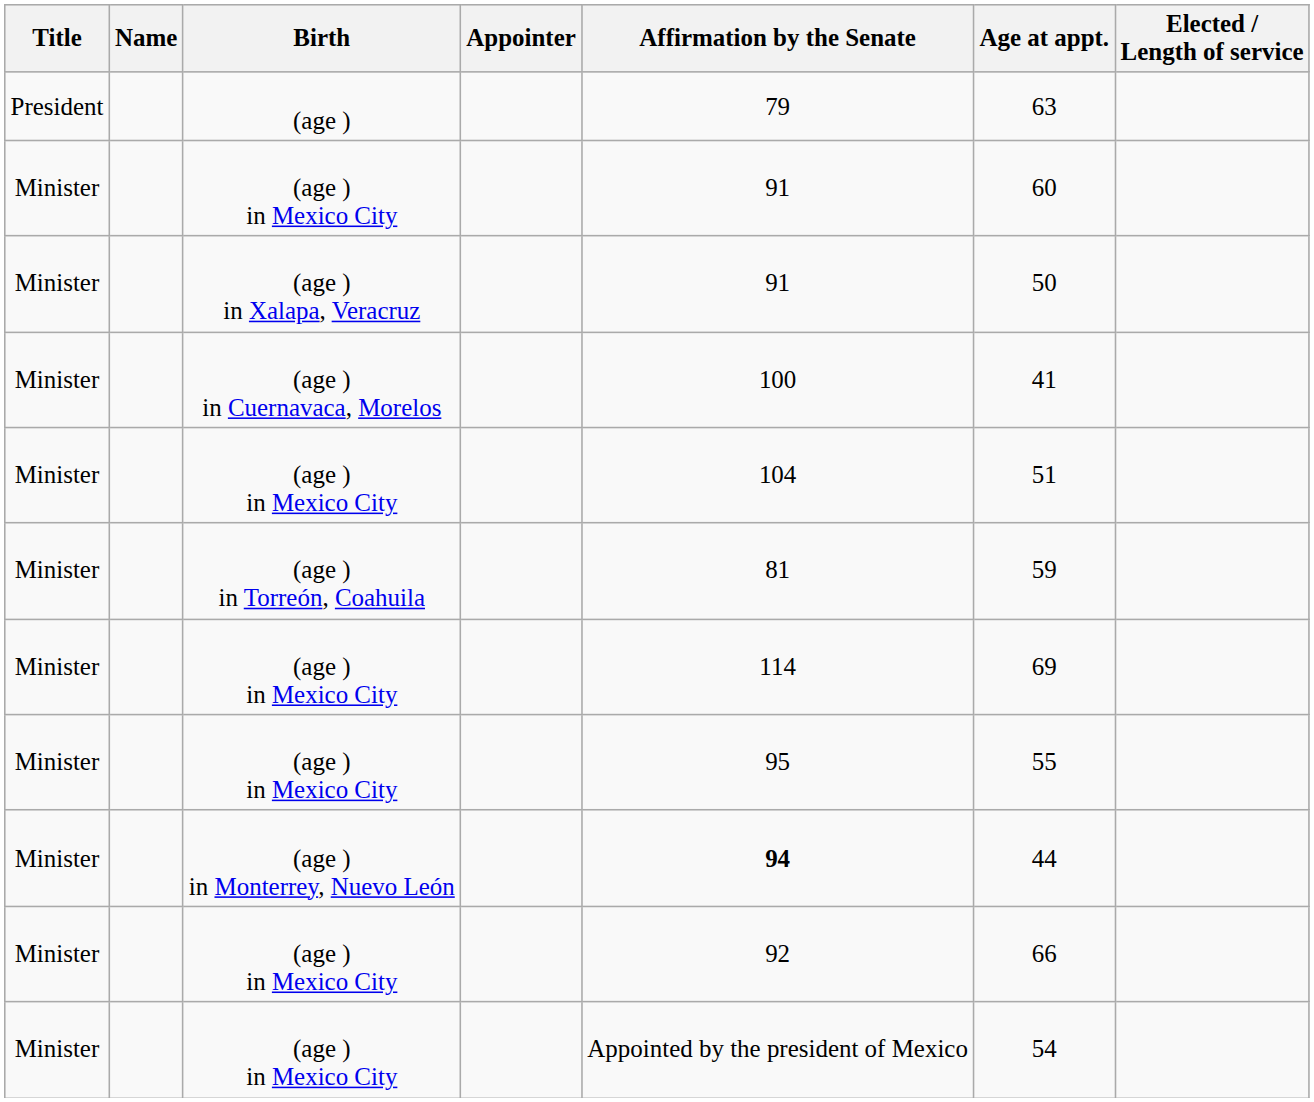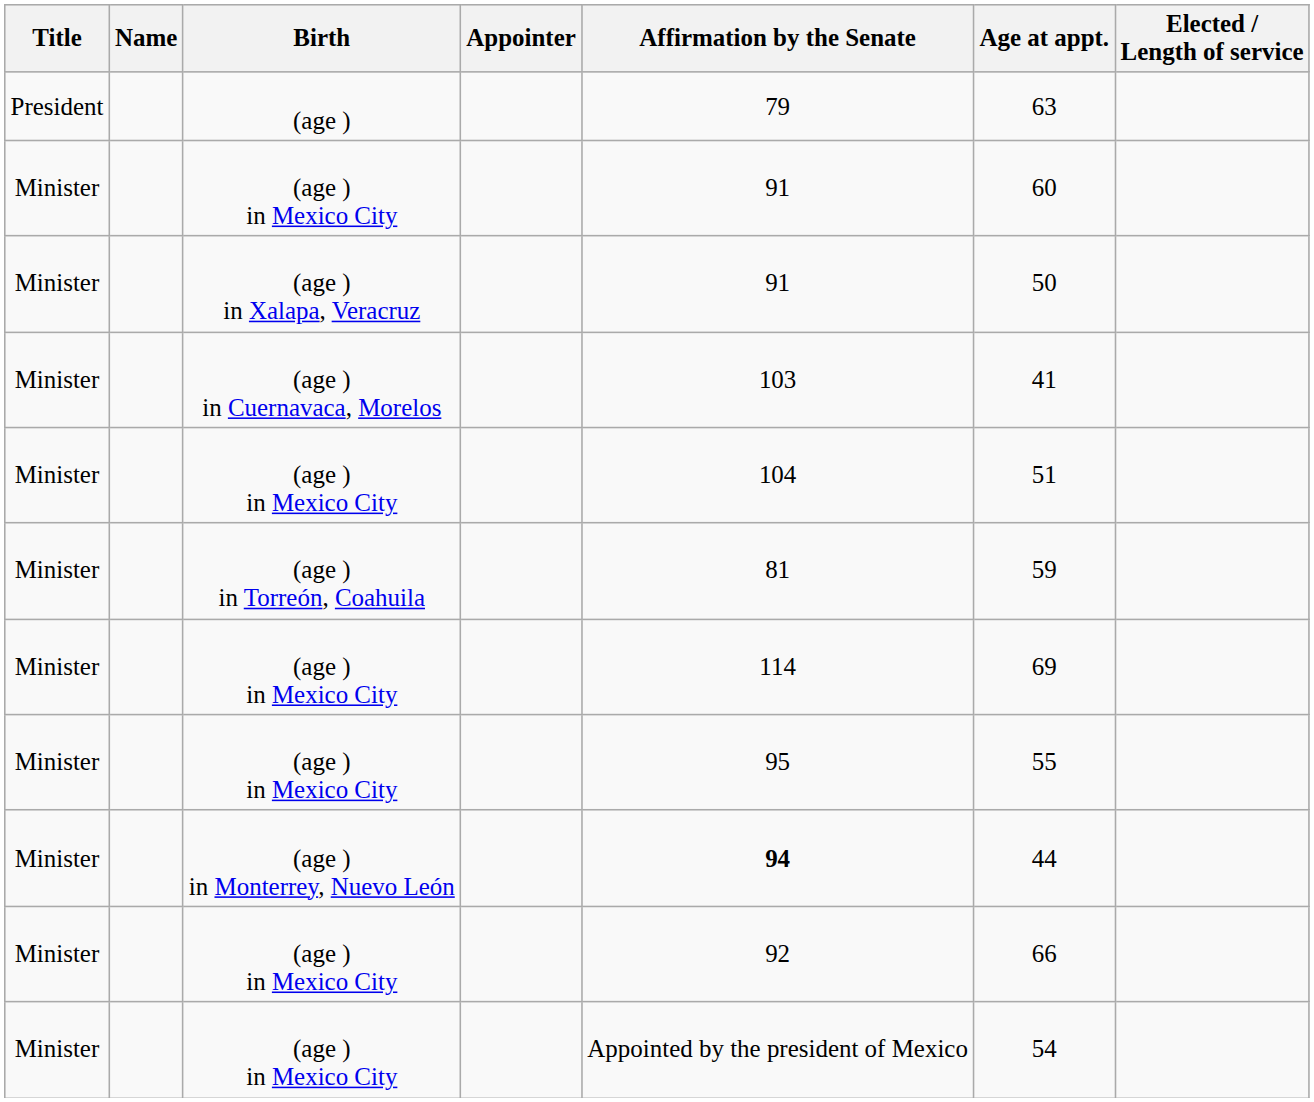(778, 379) 100 -> (778, 379) 103
